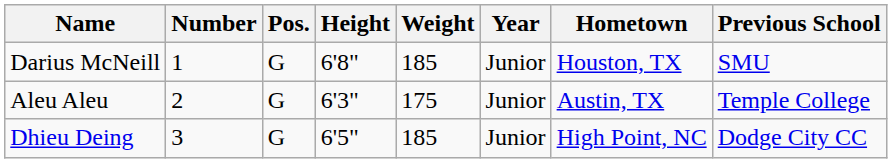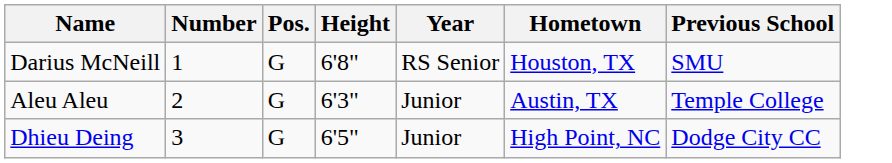- column: (438, 23)
(516, 61) Junior -> (450, 61) RS Senior
